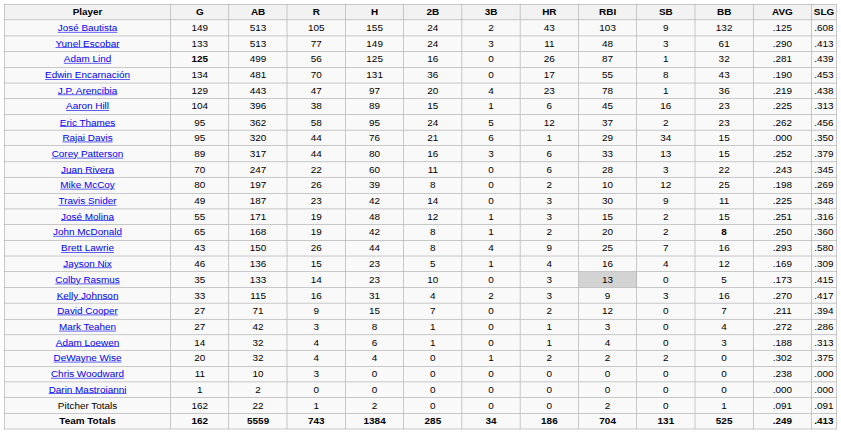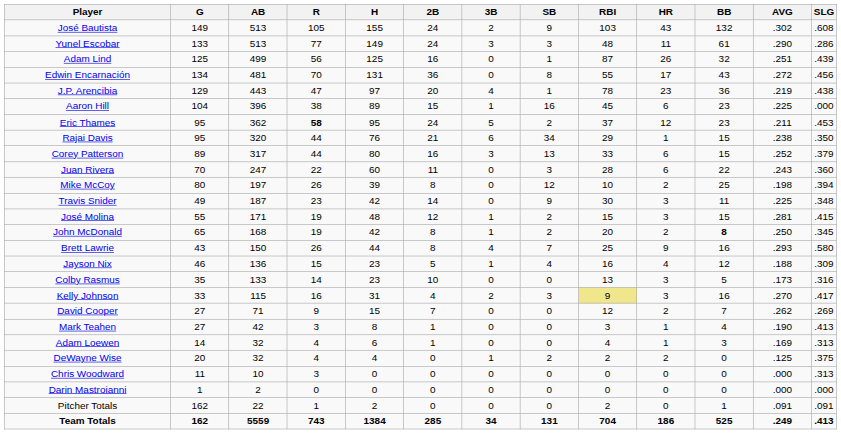columns swapped: (549, 12) <-> (666, 12)
(782, 28) .125 -> (782, 28) .302
(824, 43) .413 -> (824, 43) .286
(200, 59) bold -> (200, 59) normal
(782, 59) .281 -> (782, 59) .251
(782, 75) .190 -> (782, 75) .272
(824, 75) .453 -> (824, 75) .456
(824, 106) .313 -> (824, 106) .000
(316, 122) normal -> (316, 122) bold
(782, 122) .262 -> (782, 122) .211
(824, 122) .456 -> (824, 122) .453
(782, 138) .000 -> (782, 138) .238
(824, 169) .345 -> (824, 169) .360
(824, 185) .269 -> (824, 185) .394
(782, 216) .251 -> (782, 216) .281
(824, 216) .316 -> (824, 216) .415
(824, 232) .360 -> (824, 232) .345
(782, 264) .169 -> (782, 264) .188
(608, 279) lightgrey background -> (608, 279) no background
(824, 279) .415 -> (824, 279) .316
(608, 295) no background -> (608, 295) khaki background
(782, 311) .211 -> (782, 311) .262
(824, 311) .394 -> (824, 311) .269
(782, 327) .272 -> (782, 327) .190
(824, 327) .286 -> (824, 327) .413
(782, 342) .188 -> (782, 342) .169
(782, 358) .302 -> (782, 358) .125
(782, 374) .238 -> (782, 374) .000
(824, 374) .000 -> (824, 374) .313
